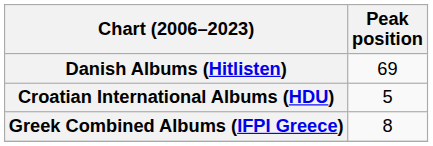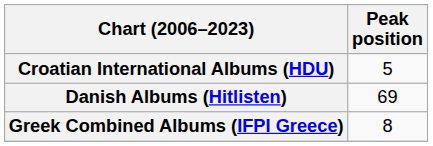rows swapped: (176, 97) <-> (176, 68)
